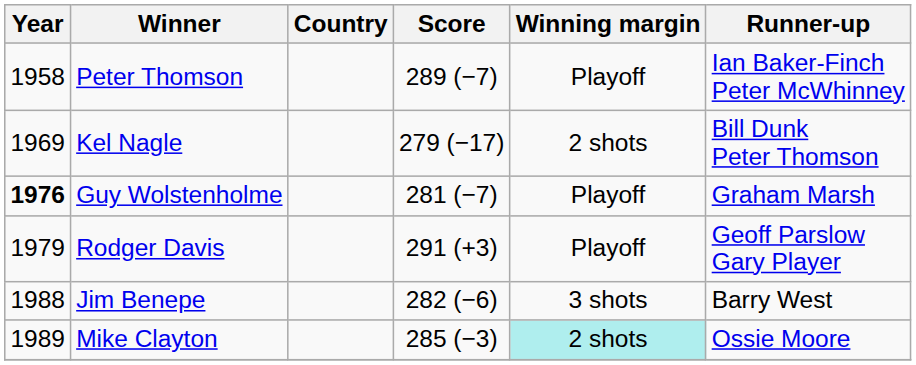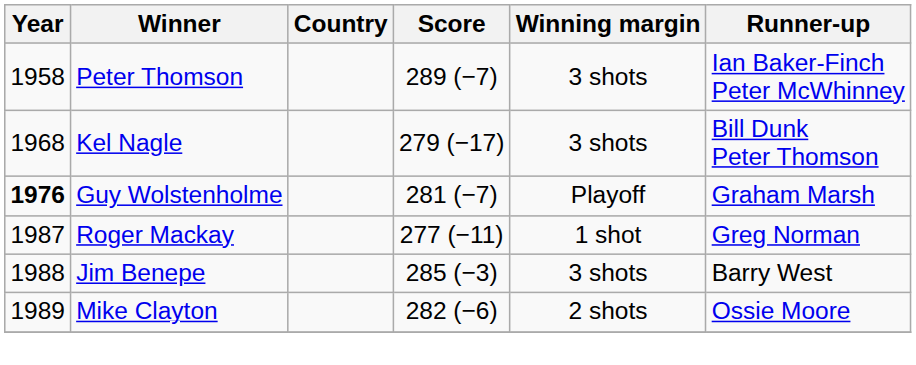(608, 76) Playoff -> (608, 76) 3 shots
(38, 142) 1969 -> (38, 142) 1968
(608, 142) 2 shots -> (608, 142) 3 shots
- row: (150, 248)
+ row: (155, 234)
(452, 300) 282 (−6) -> (452, 273) 285 (−3)
(452, 339) 285 (−3) -> (452, 311) 282 (−6)
(608, 339) paleturquoise background -> (608, 311) no background
